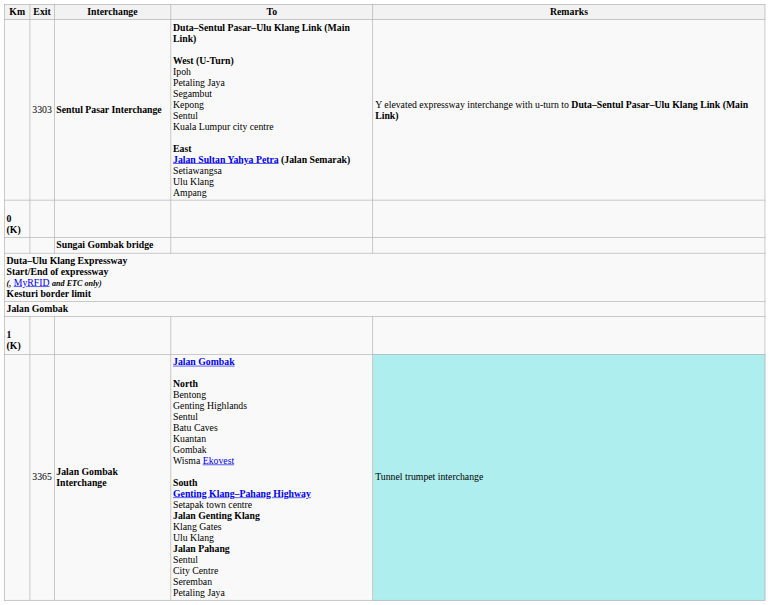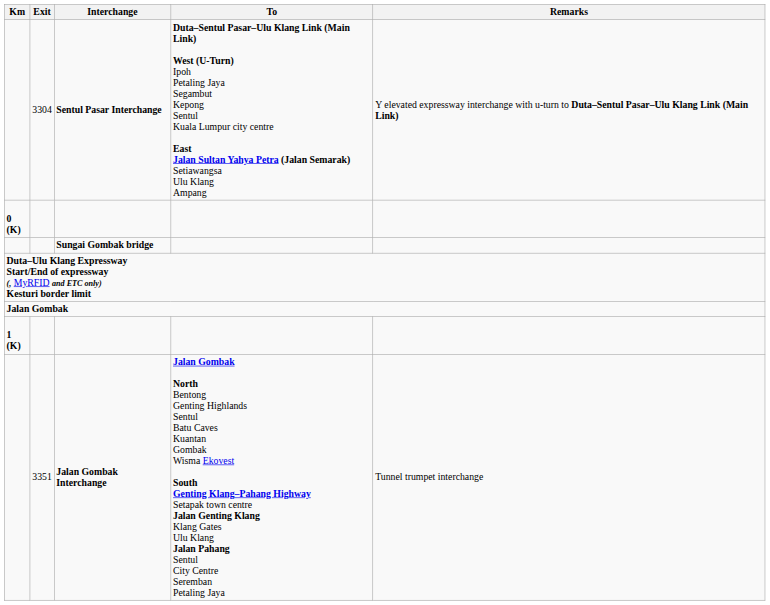(42, 110) 3303 -> (42, 110) 3304
(42, 477) 3365 -> (42, 477) 3351
(429, 477) paleturquoise background -> (429, 477) no background
